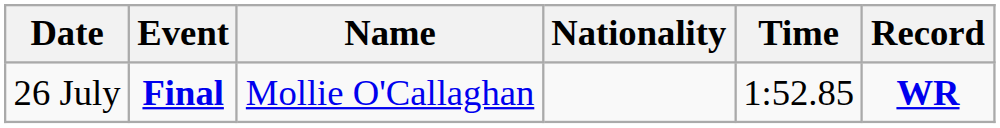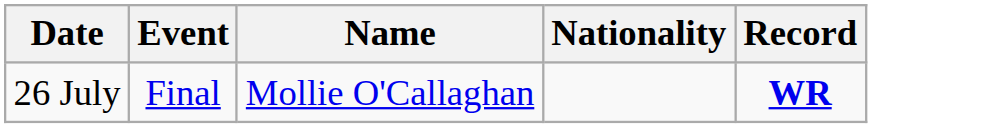- column: (799, 33)
(183, 91) bold -> (183, 91) normal
